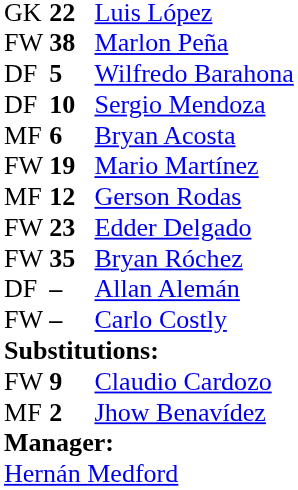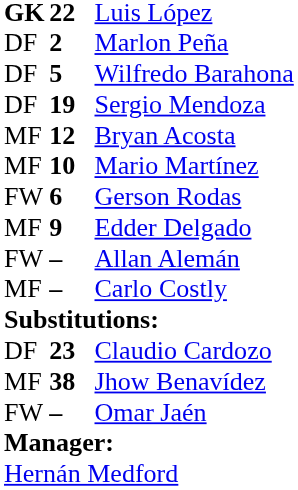(23, 11) normal -> (24, 11) bold
(24, 42) FW -> (21, 42) DF
(62, 42) 38 -> (56, 42) 2
(62, 104) 10 -> (62, 104) 19
(56, 135) 6 -> (62, 135) 12
(24, 165) FW -> (23, 165) MF
(62, 165) 19 -> (62, 165) 10
(23, 196) MF -> (24, 196) FW
(62, 196) 12 -> (56, 196) 6
(24, 227) FW -> (23, 227) MF
(62, 227) 23 -> (56, 227) 9
- row: (169, 258)
(21, 288) DF -> (24, 258) FW
(24, 319) FW -> (23, 288) MF
(24, 381) FW -> (21, 350) DF
(56, 381) 9 -> (62, 350) 23
(56, 411) 2 -> (62, 381) 38
+ row: (151, 411)
